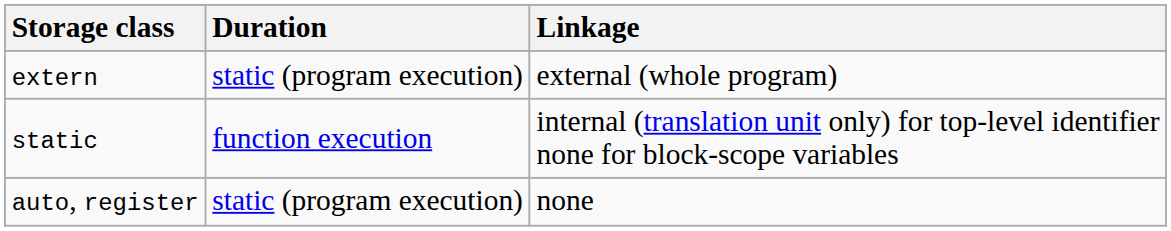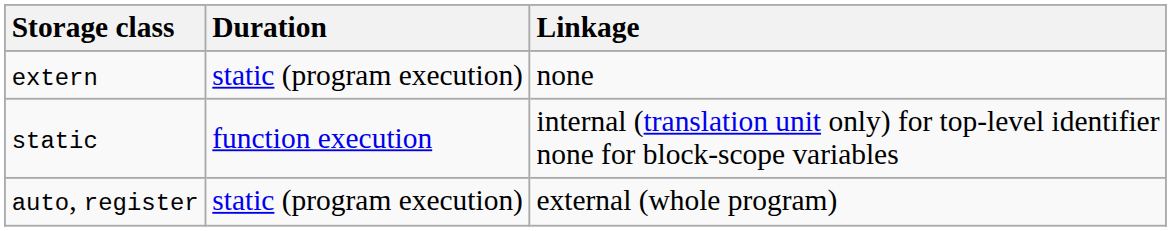(687, 74) external (whole program) -> (565, 74) none
(565, 201) none -> (687, 201) external (whole program)
